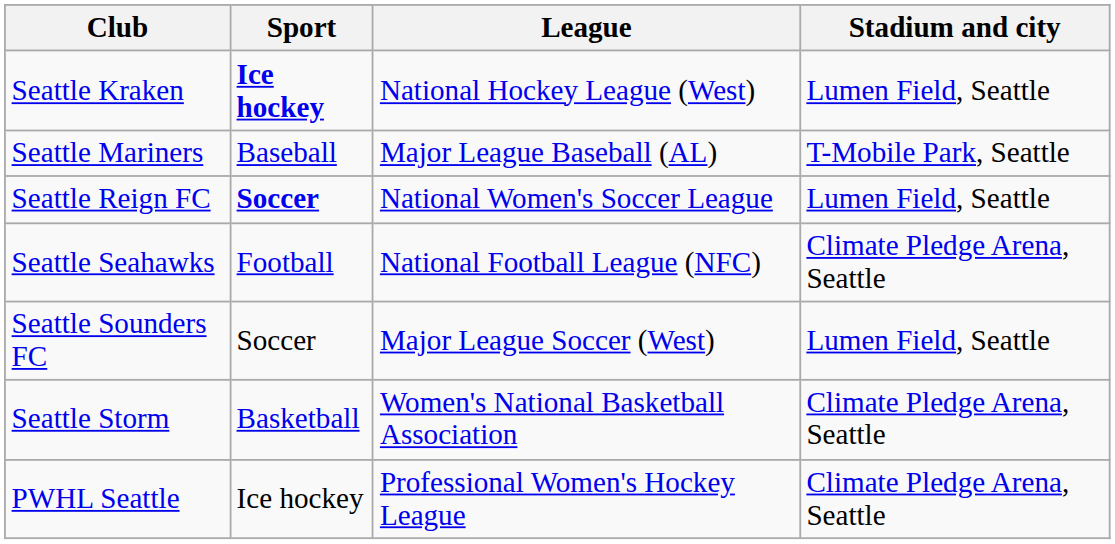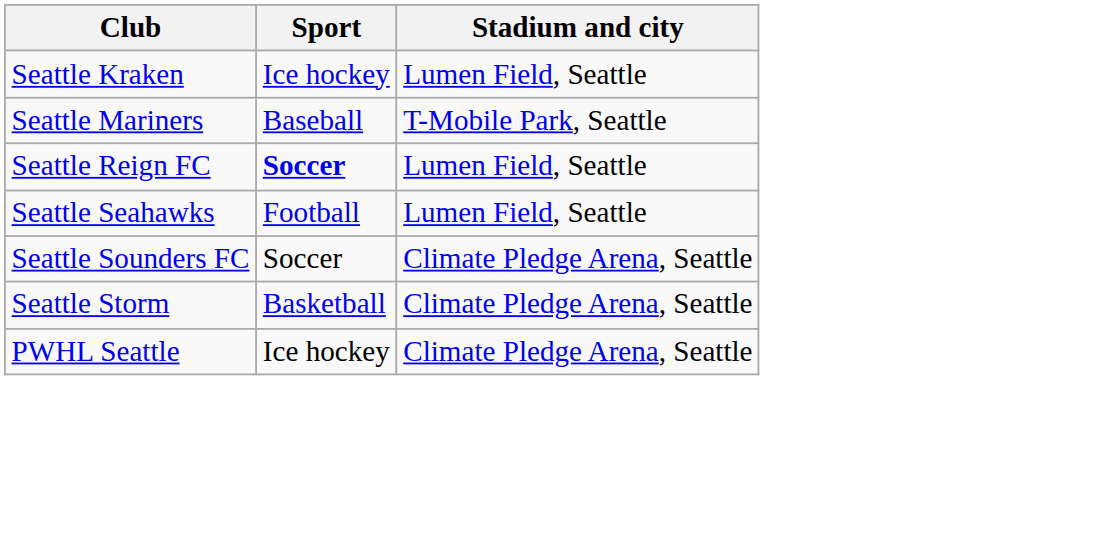- column: (586, 27)
(280, 90) bold -> (326, 73) normal
(938, 261) Climate Pledge Arena, Seattle -> (525, 212) Lumen Field, Seattle
(928, 340) Lumen Field, Seattle -> (578, 258) Climate Pledge Arena, Seattle
